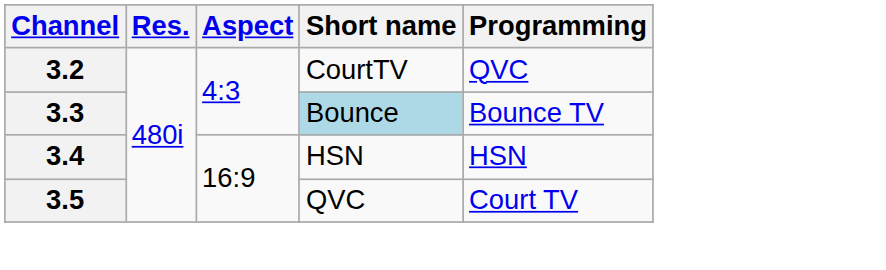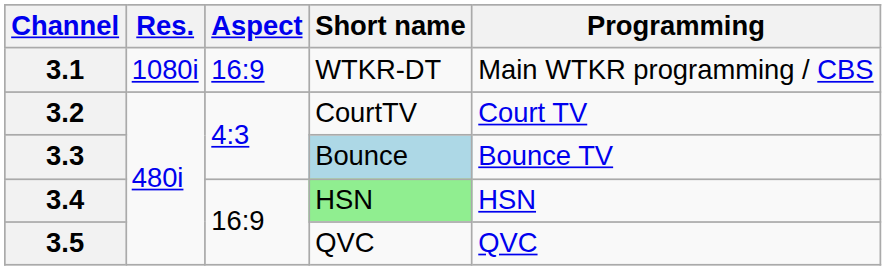+ row: (65, 69)
(499, 69) QVC -> (533, 112) Court TV
(335, 156) no background -> (344, 199) lightgreen background
(524, 199) Court TV -> (508, 243) QVC
